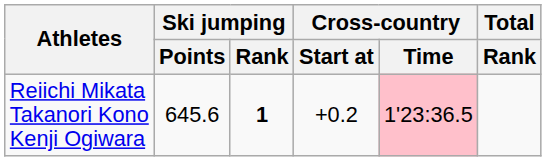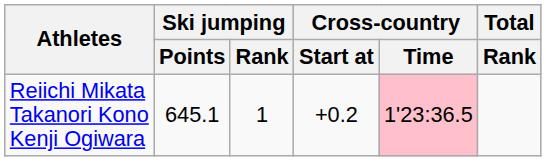(192, 115) 645.6 -> (192, 115) 645.1
(262, 115) bold -> (262, 115) normal
